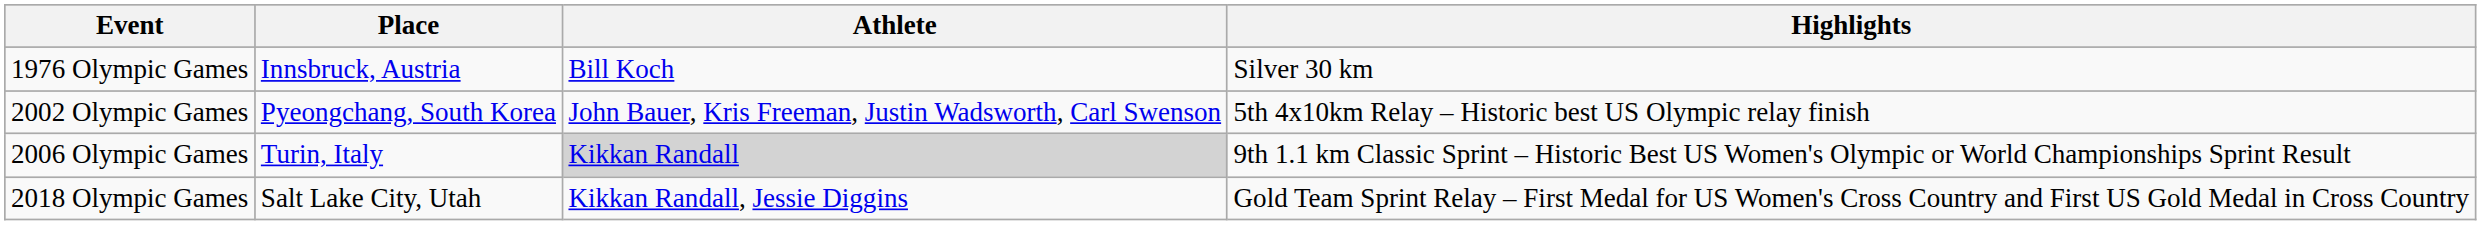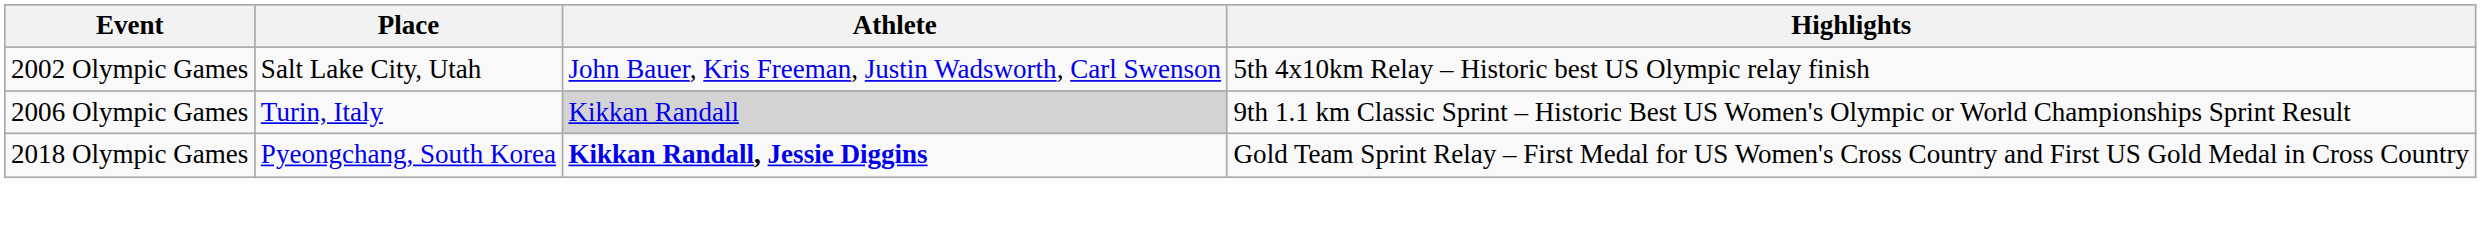- row: (130, 68)
(408, 111) Pyeongchang, South Korea -> (371, 68) Salt Lake City, Utah
(371, 197) Salt Lake City, Utah -> (408, 154) Pyeongchang, South Korea
(738, 197) normal -> (748, 154) bold
